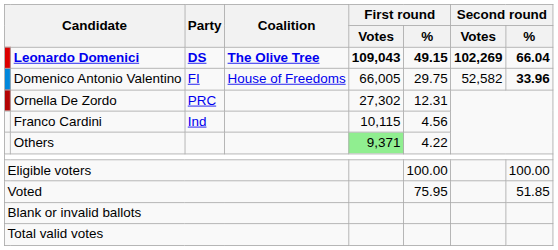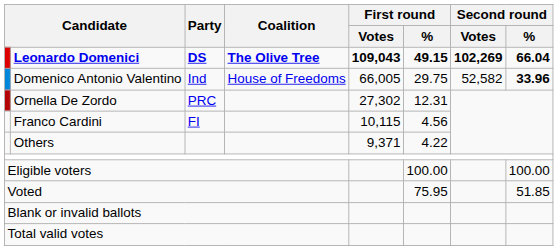(194, 79) FI -> (197, 79) Ind
(197, 121) Ind -> (194, 121) FI
(384, 143) lightgreen background -> (384, 143) no background
